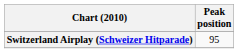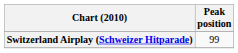(214, 39) 95 -> (214, 39) 99
